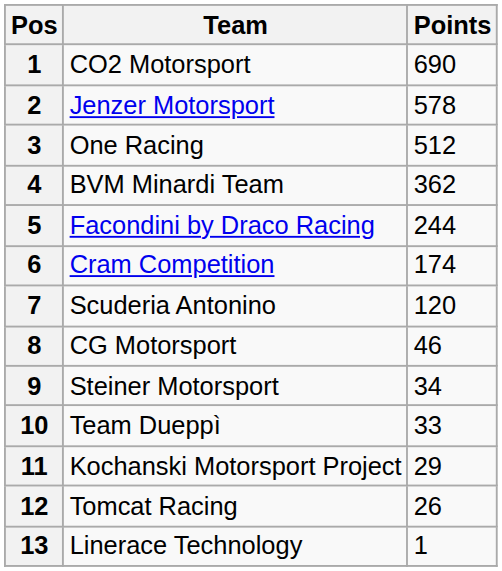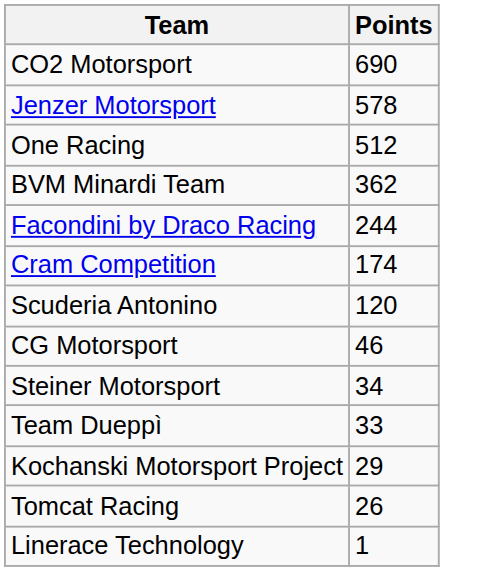- column: (34, 25)
